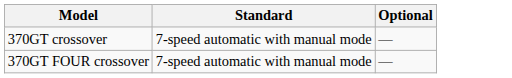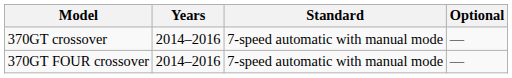+ column: (188, 15)
